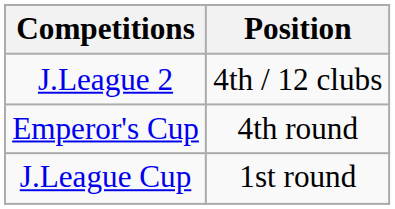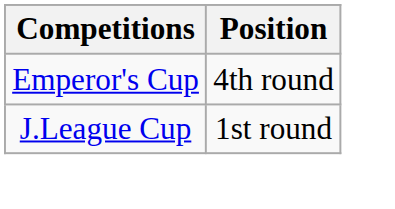- row: (106, 78)
